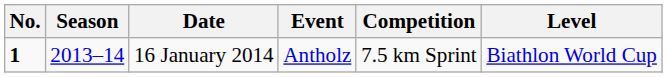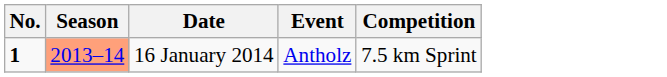- column: (572, 21)
(87, 54) no background -> (87, 54) lightsalmon background
